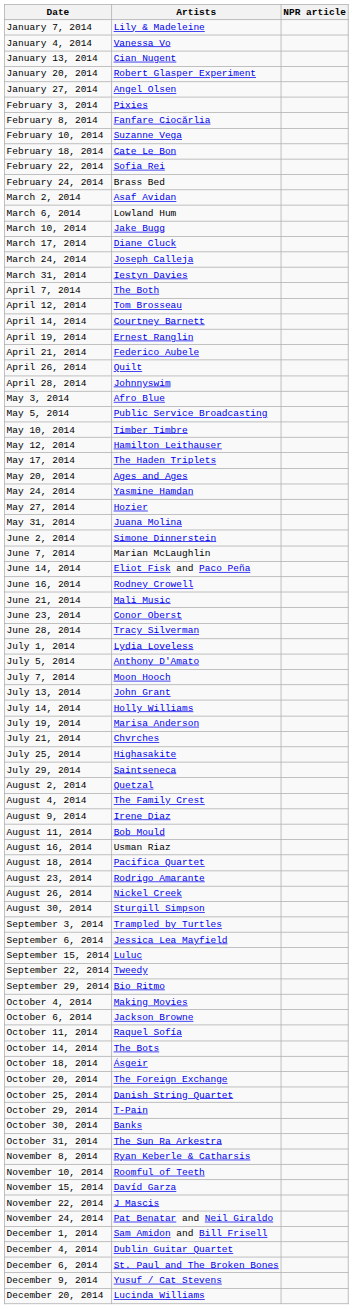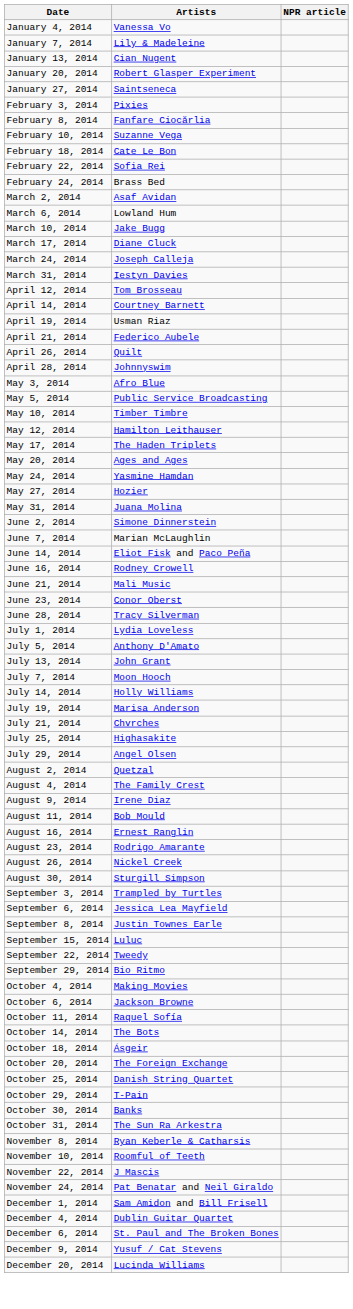rows swapped: (49, 43) <-> (49, 28)
(145, 89) Angel Olsen -> (145, 89) Saintseneca
- row: (44, 291)
(154, 337) Ernest Ranglin -> (142, 321) Usman Riaz
rows swapped: (41, 677) <-> (44, 693)
(145, 770) Saintseneca -> (145, 755) Angel Olsen
(142, 847) Usman Riaz -> (154, 832) Ernest Ranglin
- row: (49, 863)
+ row: (55, 925)
- row: (55, 1188)
